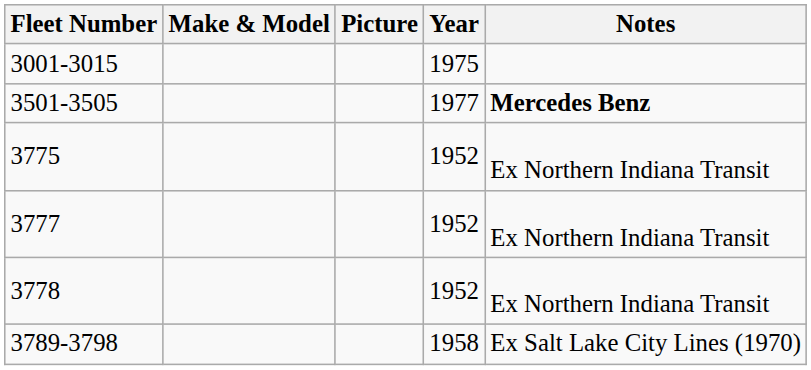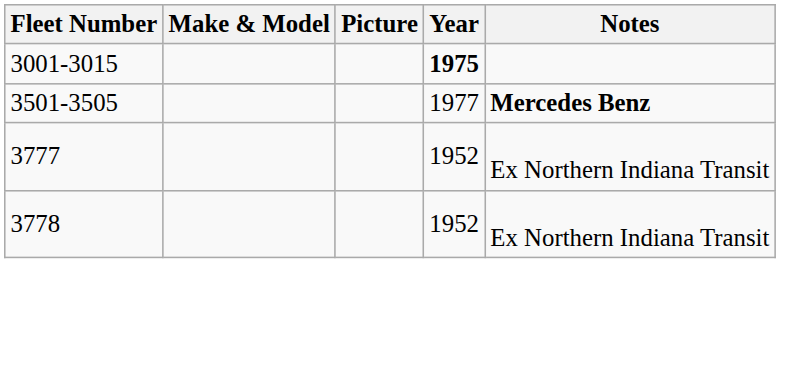(454, 63) normal -> (454, 63) bold
- row: (35, 156)
- row: (64, 343)
